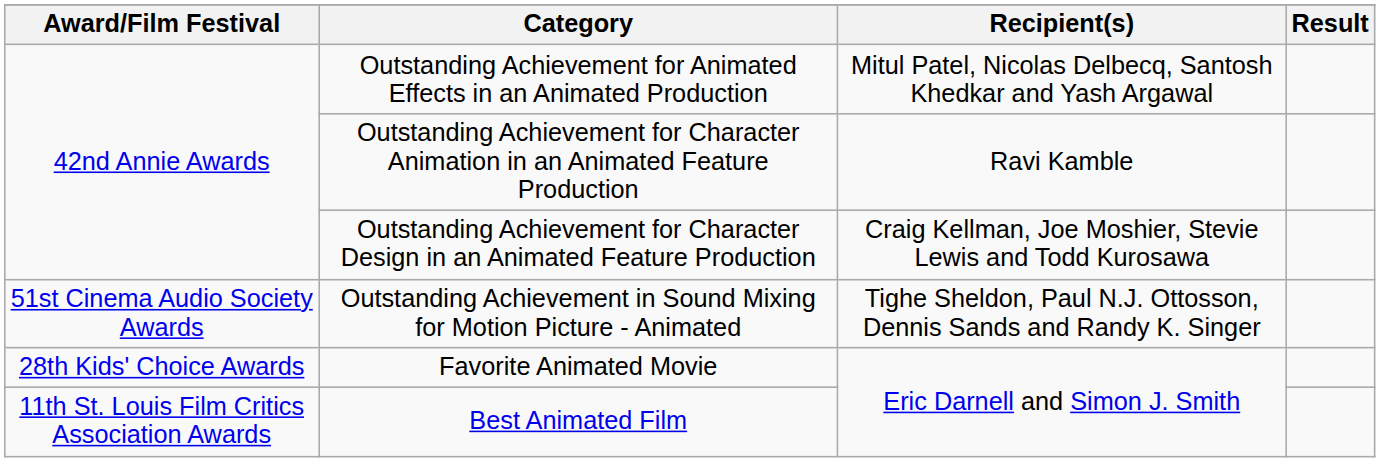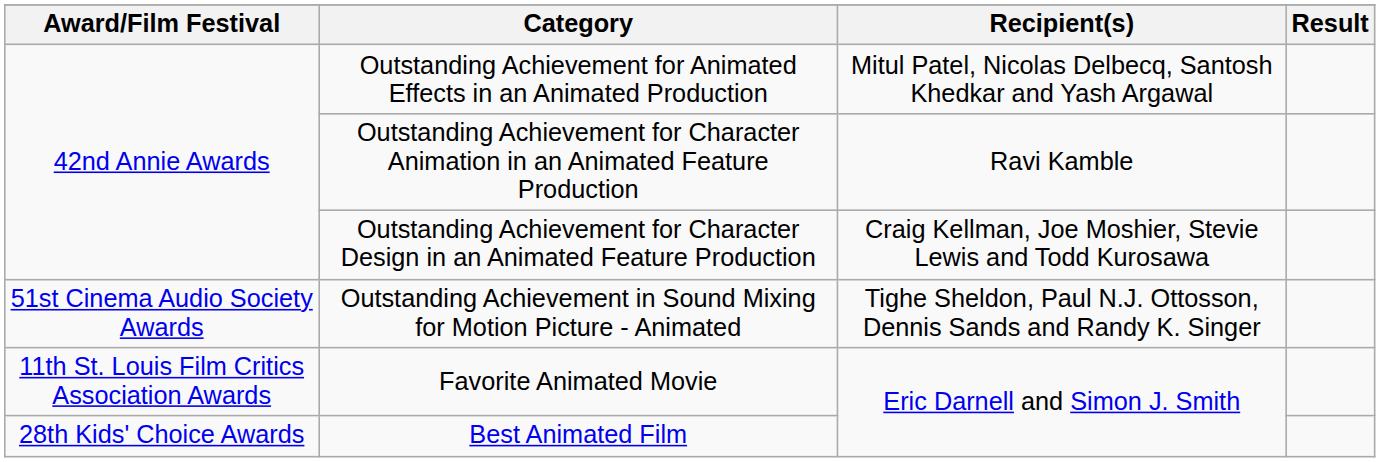(162, 367) 28th Kids' Choice Awards -> (162, 381) 11th St. Louis Film Critics Association Awards
(162, 421) 11th St. Louis Film Critics Association Awards -> (162, 435) 28th Kids' Choice Awards
